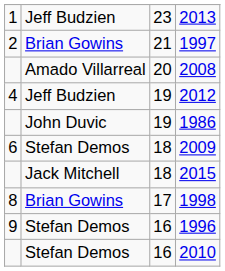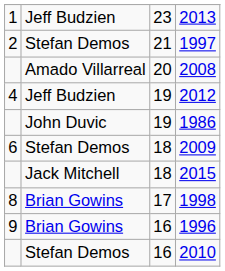(74, 43) Brian Gowins -> (77, 43) Stefan Demos
(77, 226) Stefan Demos -> (74, 226) Brian Gowins
